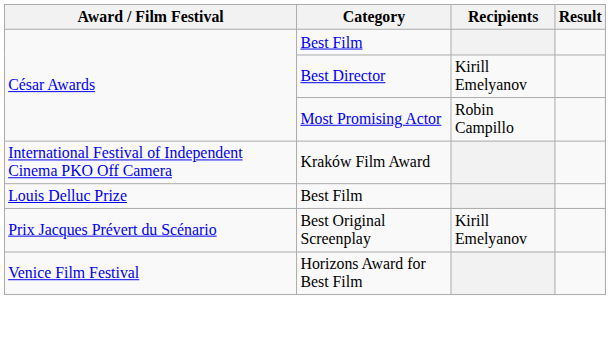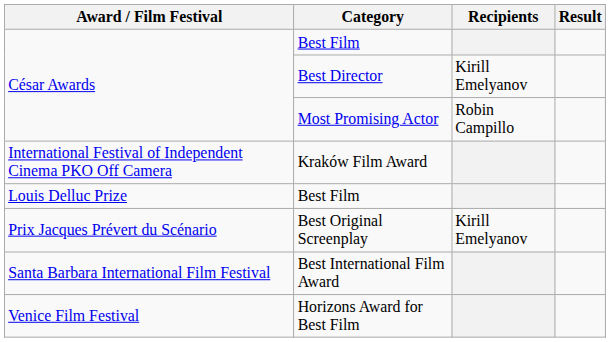+ row: (139, 273)
